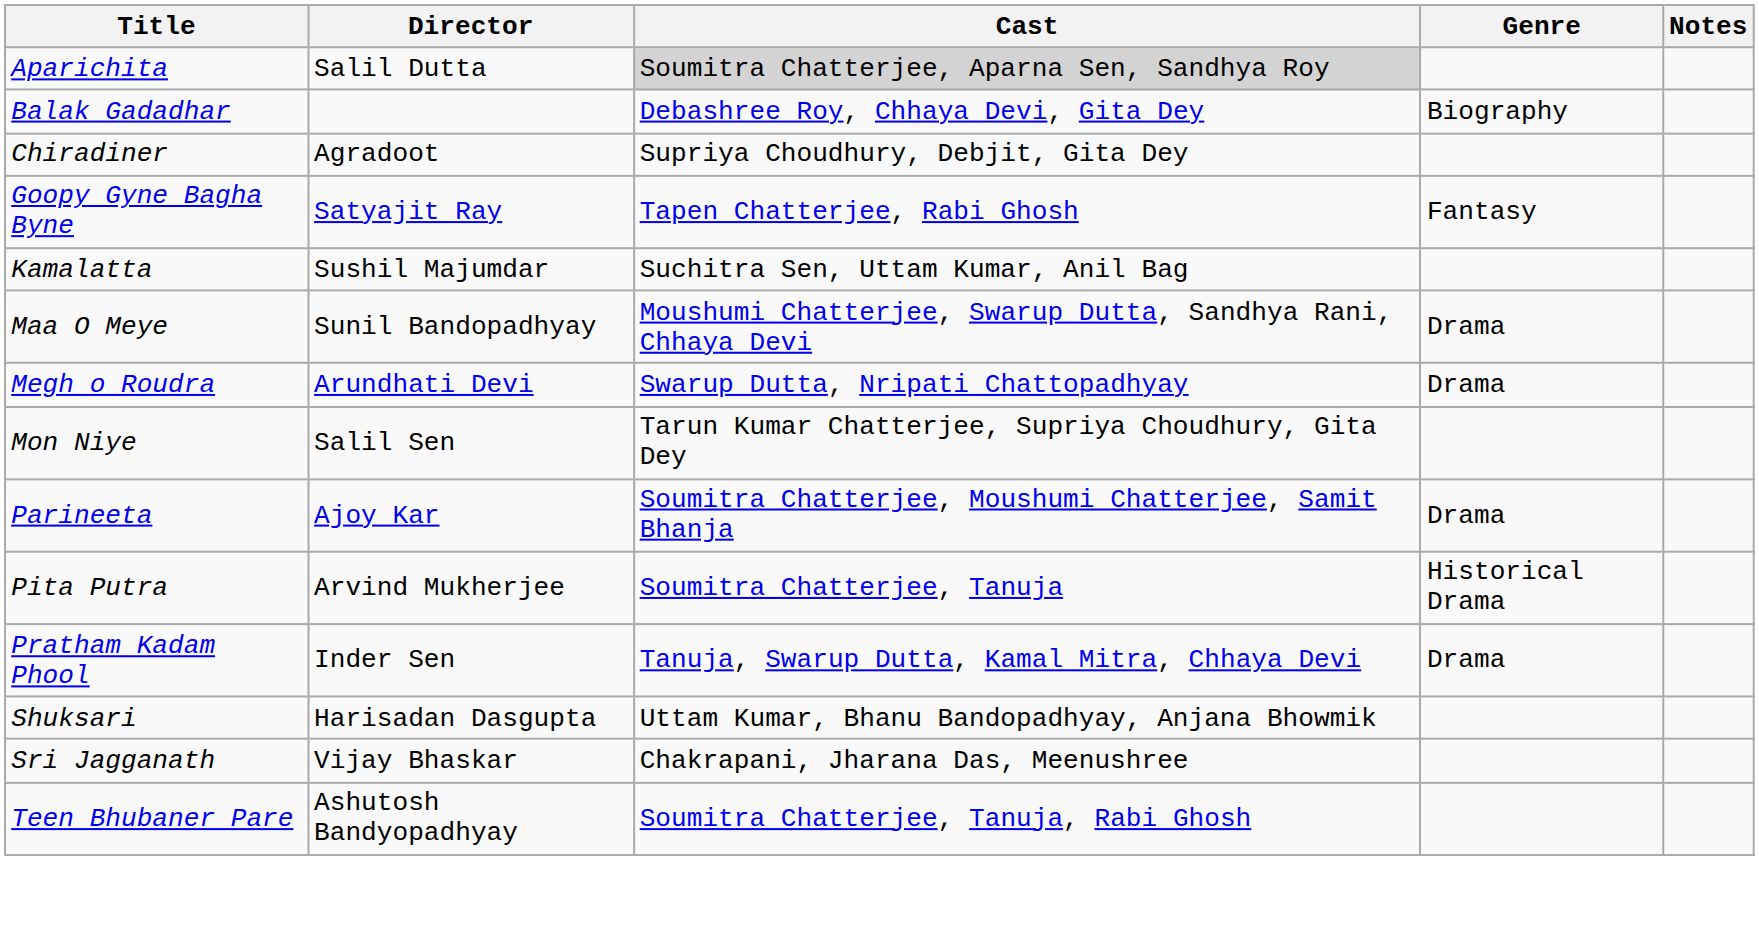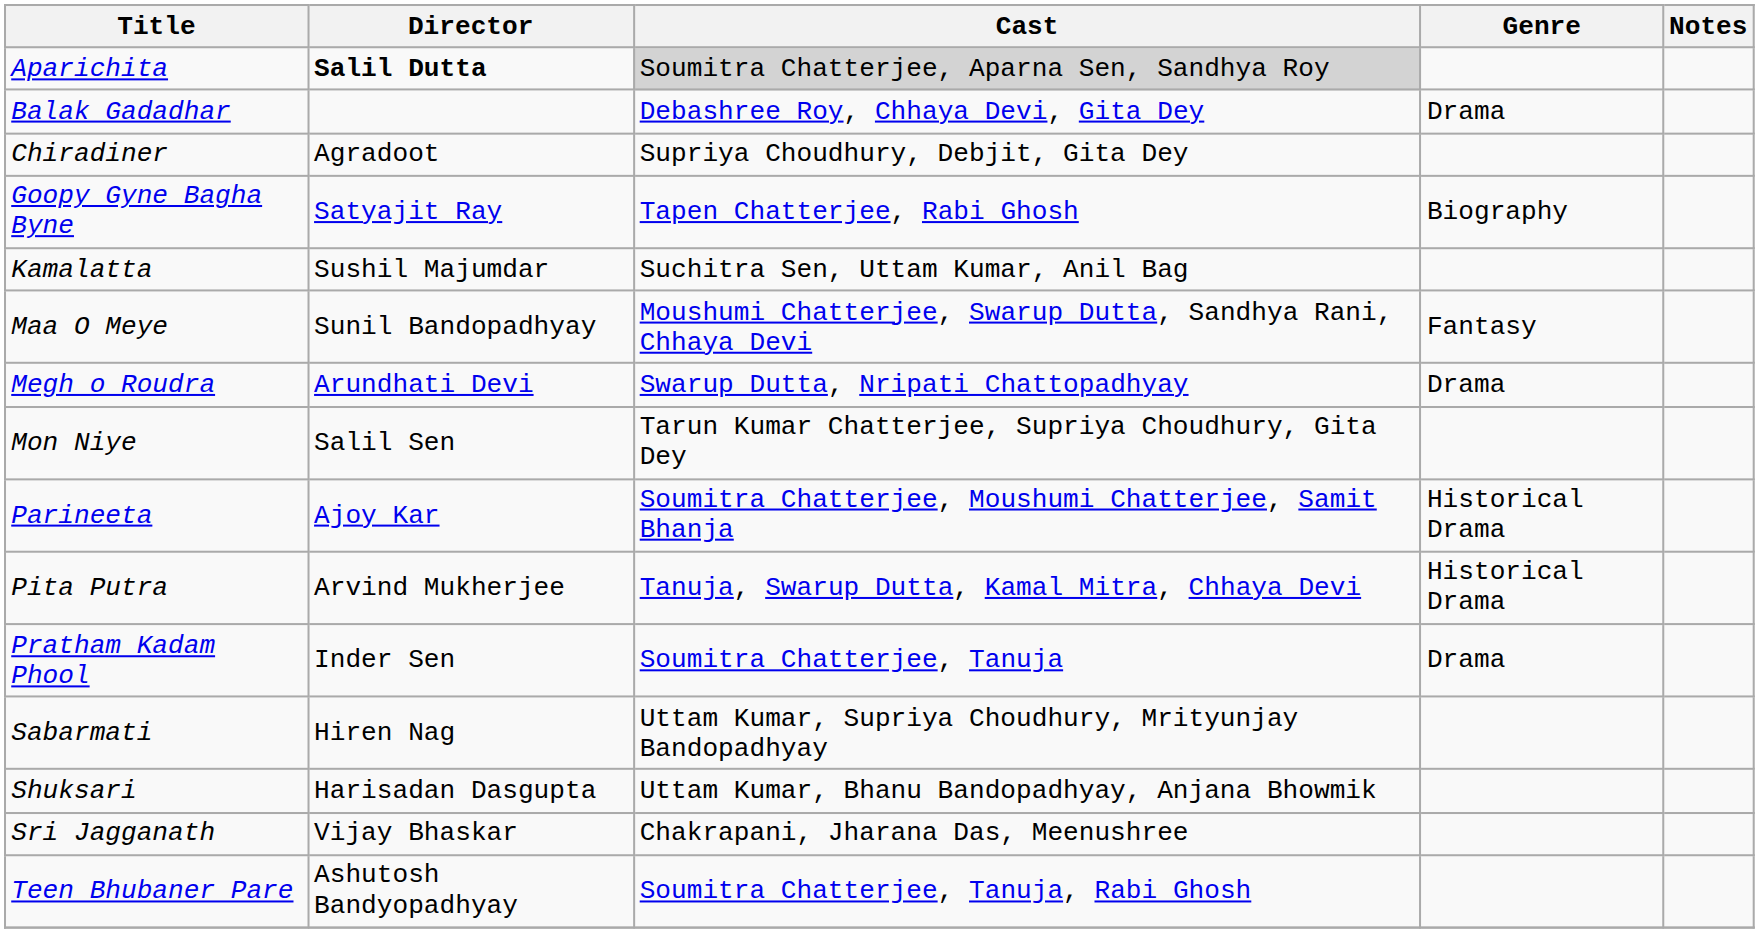(400, 69) normal -> (400, 69) bold
(1497, 111) Biography -> (1466, 111) Drama
(1482, 212) Fantasy -> (1497, 212) Biography
(1466, 327) Drama -> (1482, 327) Fantasy
(1466, 515) Drama -> (1505, 515) Historical Drama
(851, 588) Soumitra Chatterjee, Tanuja -> (1000, 588) Tanuja, Swarup Dutta, Kamal Mitra, Chhaya Devi
(1000, 661) Tanuja, Swarup Dutta, Kamal Mitra, Chhaya Devi -> (851, 661) Soumitra Chatterjee, Tanuja
+ row: (82, 733)
